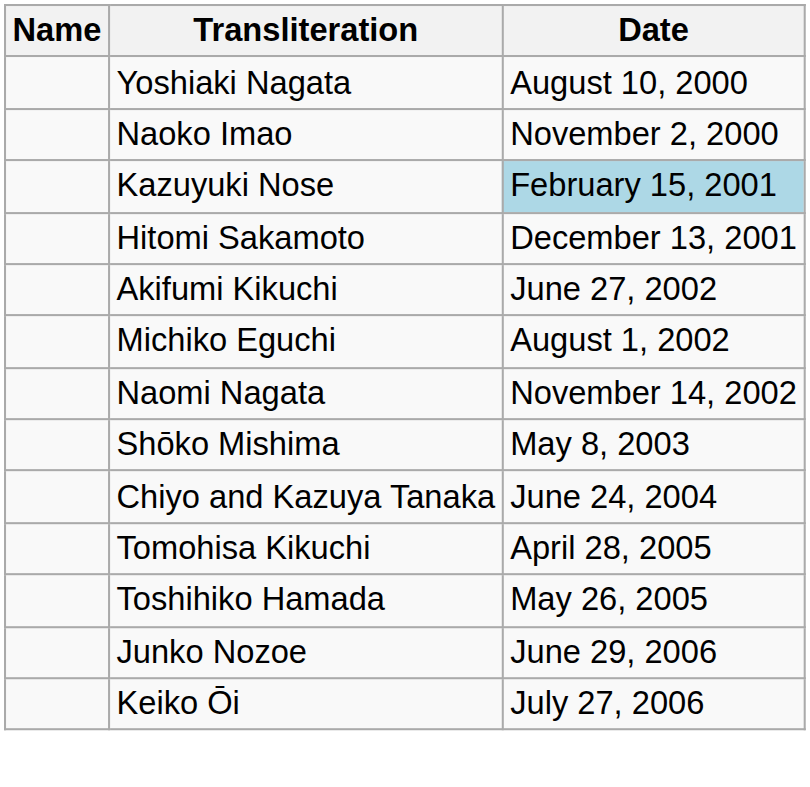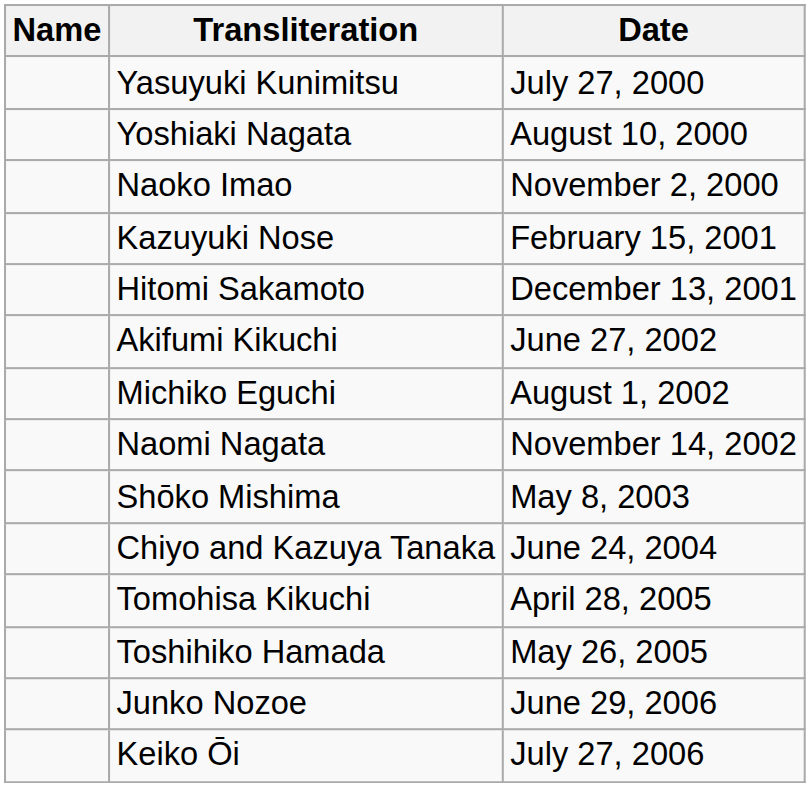+ row: (258, 82)
(644, 185) lightblue background -> (644, 237) no background
